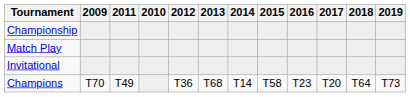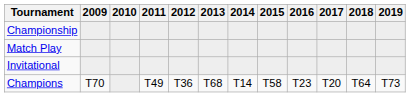columns swapped: (154, 13) <-> (124, 13)
